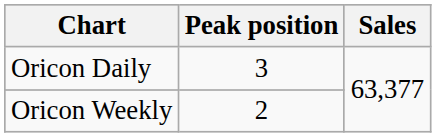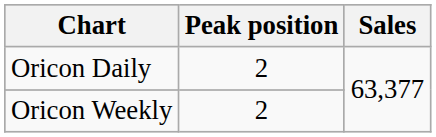(261, 68) 3 -> (261, 68) 2
